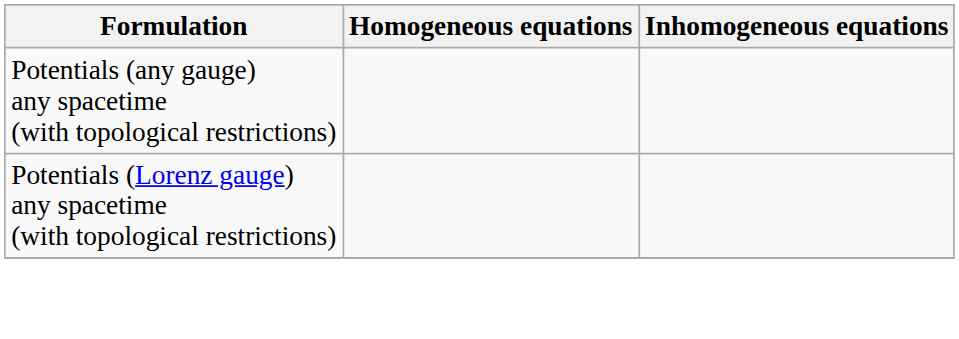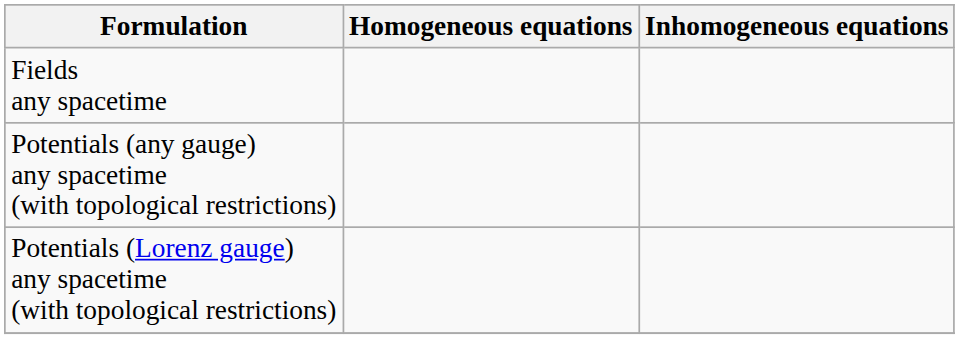+ row: (89, 84)
